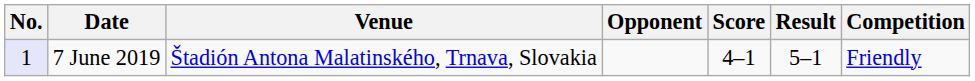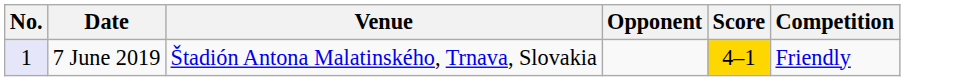- column: (806, 22)
(739, 57) no background -> (739, 57) gold background
